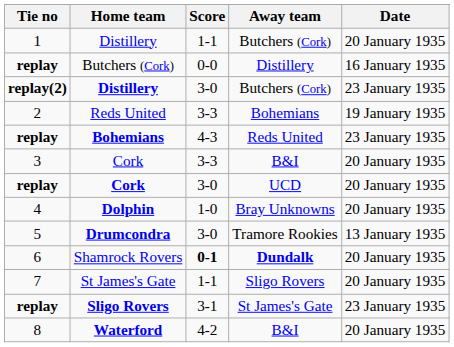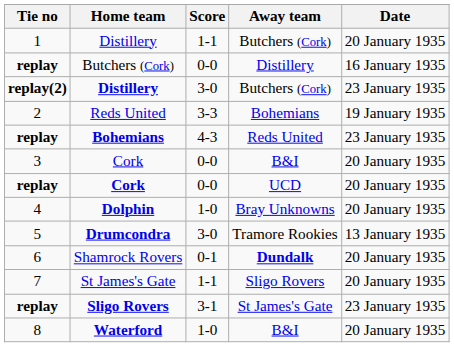(207, 161) 3-3 -> (207, 161) 0-0
(207, 185) 3-0 -> (207, 185) 0-0
(207, 257) bold -> (207, 257) normal
(207, 329) 4-2 -> (207, 329) 1-0
